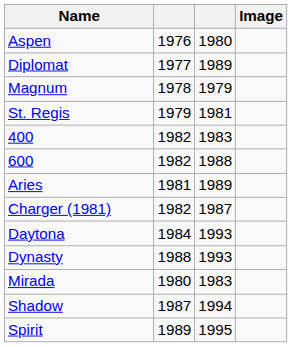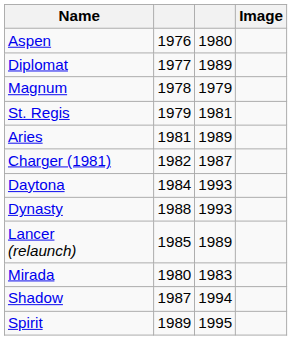- row: (21, 137)
- row: (21, 161)
+ row: (42, 242)
